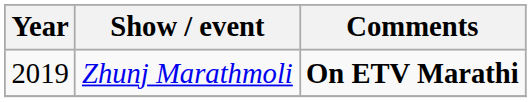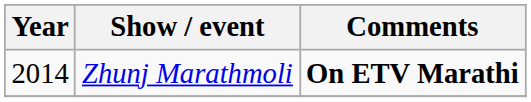(40, 72) 2019 -> (40, 72) 2014
